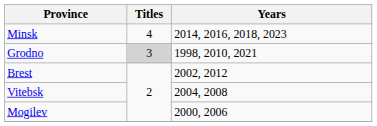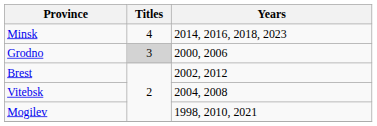(216, 53) 1998, 2010, 2021 -> (201, 53) 2000, 2006
(201, 112) 2000, 2006 -> (216, 112) 1998, 2010, 2021
